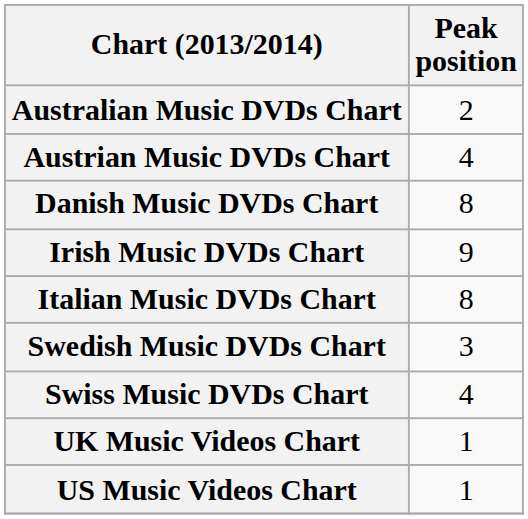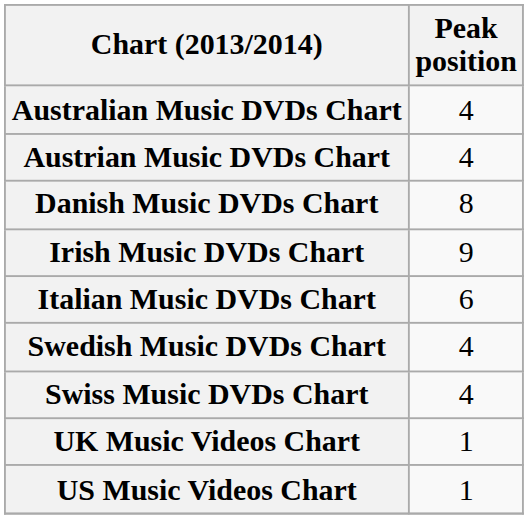(466, 109) 2 -> (466, 109) 4
(466, 299) 8 -> (466, 299) 6
(466, 346) 3 -> (466, 346) 4
